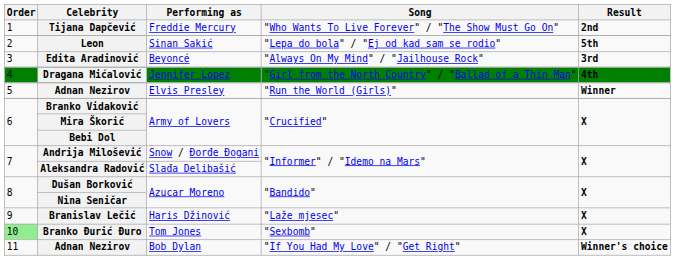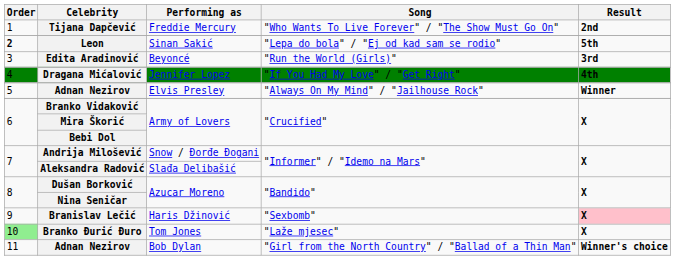(10, 44) normal -> (10, 44) bold
(374, 59) "Always On My Mind" / "Jailhouse Rock" -> (330, 59) "Run the World (Girls)"
(420, 75) "Girl from the North Country" / "Ballad of a Thin Man" -> (362, 75) "If You Had My Love" / "Get Right"
(330, 91) "Run the World (Girls)" -> (374, 91) "Always On My Mind" / "Jailhouse Rock"
(301, 216) "Laže mjesec" -> (290, 216) "Sexbomb"
(584, 216) no background -> (584, 216) pink background
(290, 232) "Sexbomb" -> (301, 232) "Laže mjesec"
(362, 247) "If You Had My Love" / "Get Right" -> (420, 247) "Girl from the North Country" / "Ballad of a Thin Man"
